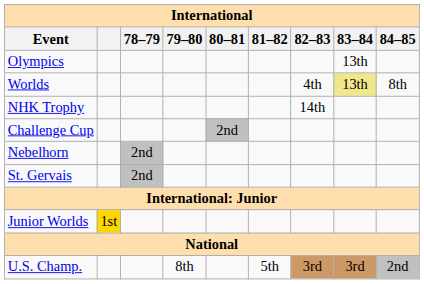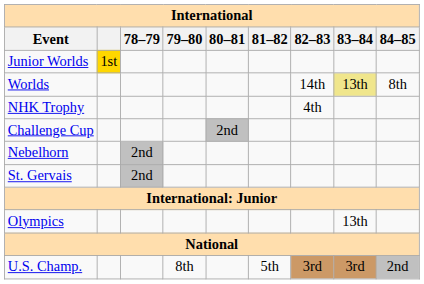rows swapped: (36, 61) <-> (48, 221)
(312, 84) 4th -> (312, 84) 14th
(312, 107) 14th -> (312, 107) 4th
